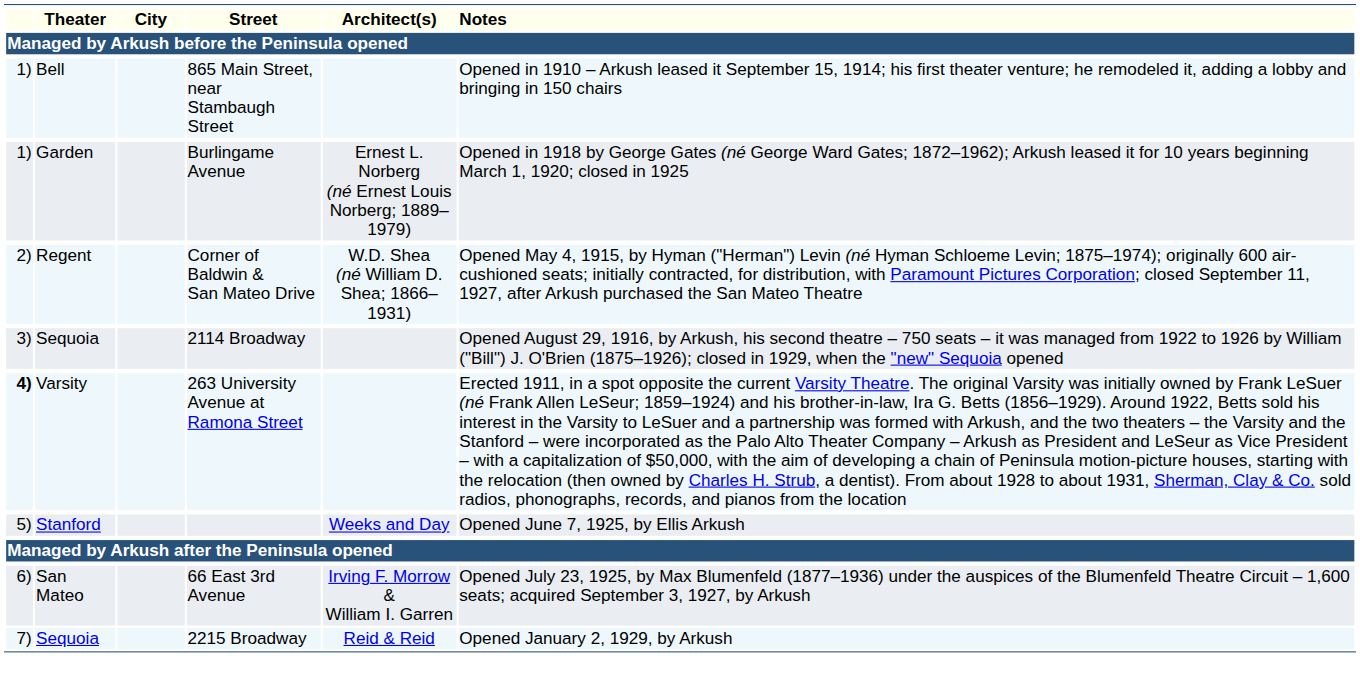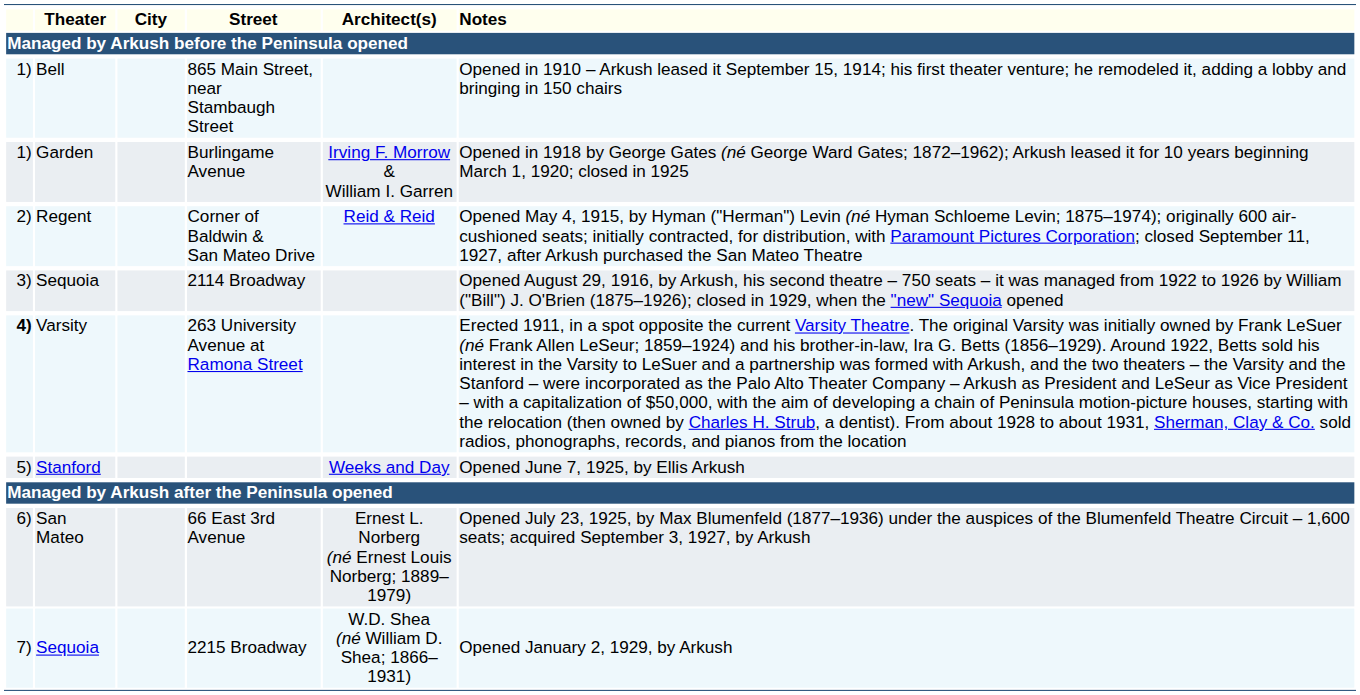(389, 191) Ernest L. Norberg (né Ernest Louis Norberg; 1889–1979) -> (389, 171) Irving F. Morrow & William I. Garren
(389, 284) W.D. Shea (né William D. Shea; 1866–1931) -> (389, 216) Reid & Reid
(389, 595) Irving F. Morrow & William I. Garren -> (389, 557) Ernest L. Norberg (né Ernest Louis Norberg; 1889–1979)
(389, 638) Reid & Reid -> (389, 648) W.D. Shea (né William D. Shea; 1866–1931)
